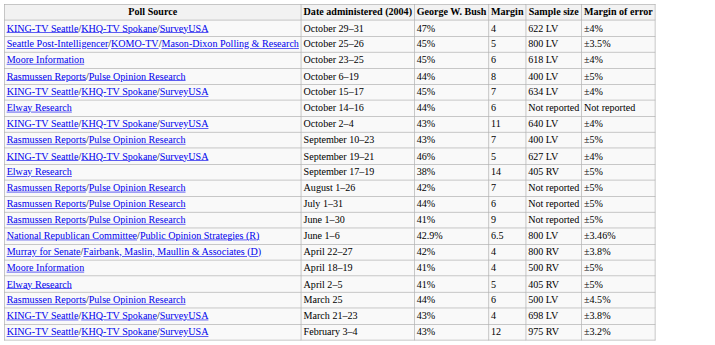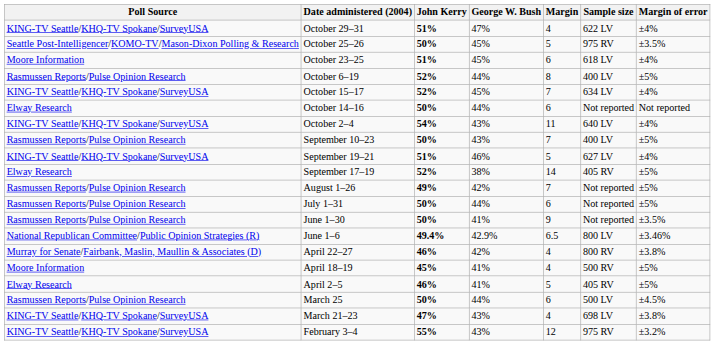+ column: (442, 12)
(543, 44) 800 LV -> (598, 44) 975 RV
(594, 220) ±5% -> (652, 220) ±3.5%
